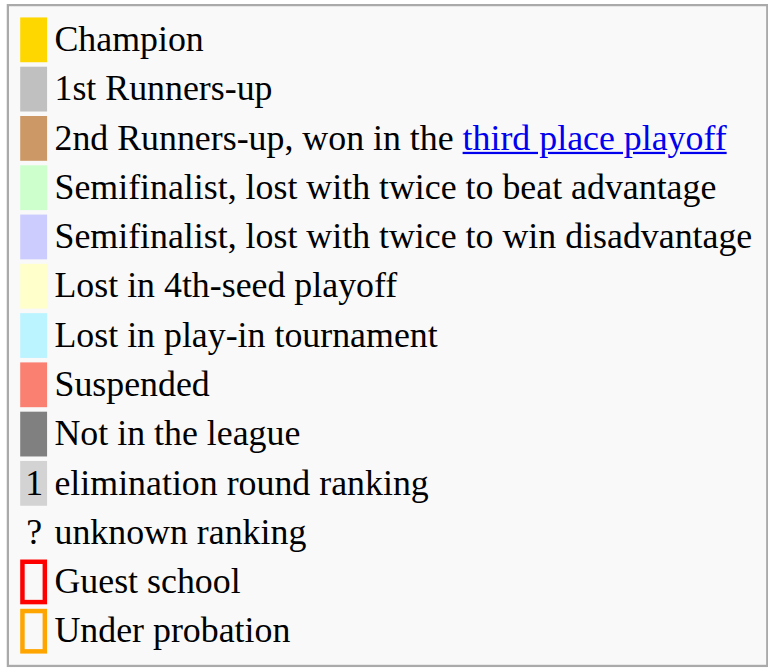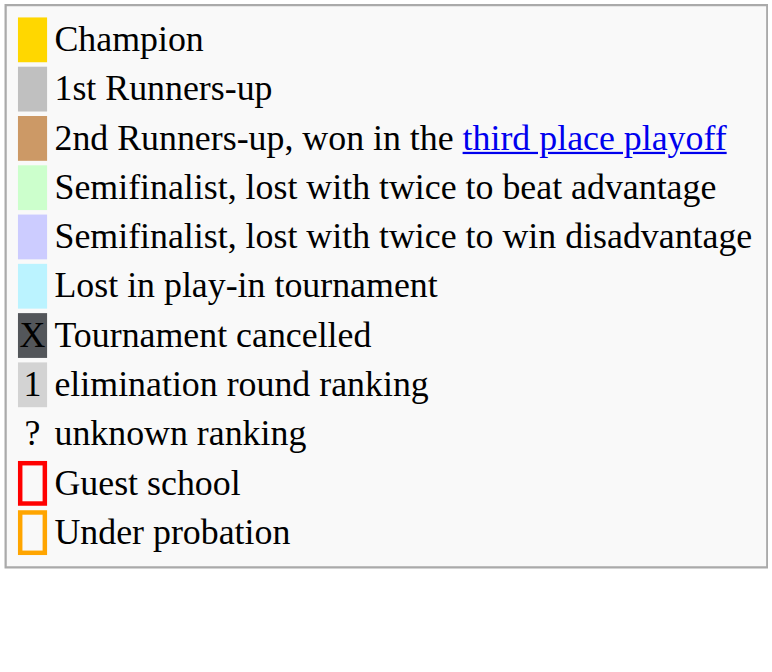- row: (226, 286)
- row: (132, 384)
- row: (177, 433)
+ row: (213, 335)
